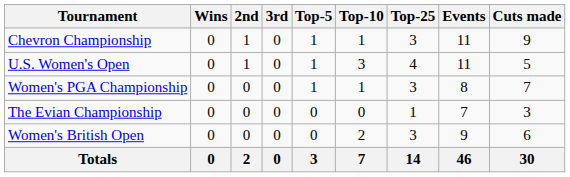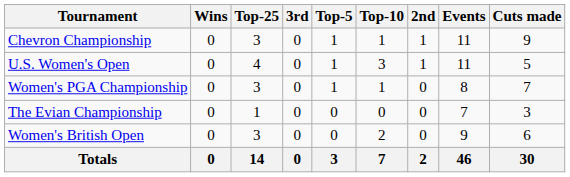columns swapped: (247, 16) <-> (413, 16)
